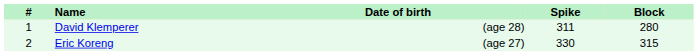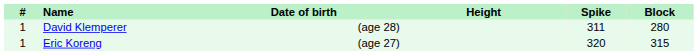+ column: (484, 12)
(29, 43) 2 -> (23, 43) 1
(565, 43) 330 -> (596, 43) 320
